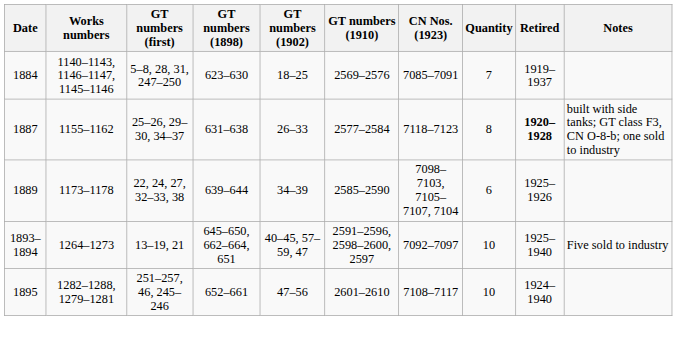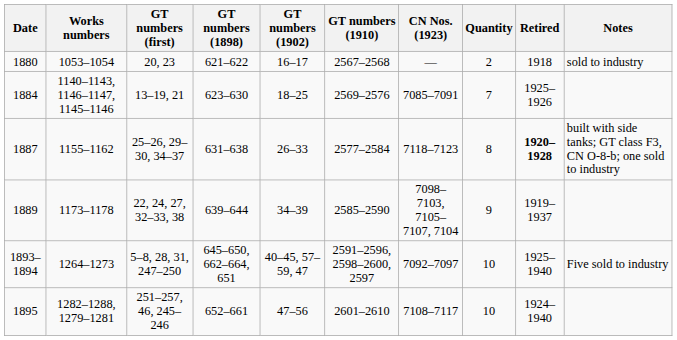+ row: (25, 61)
(160, 75) 5–8, 28, 31, 247–250 -> (160, 94) 13–19, 21
(540, 75) 1919–1937 -> (540, 94) 1925–1926
(489, 190) 6 -> (489, 210) 9
(540, 190) 1925–1926 -> (540, 210) 1919–1937
(160, 244) 13–19, 21 -> (160, 264) 5–8, 28, 31, 247–250
